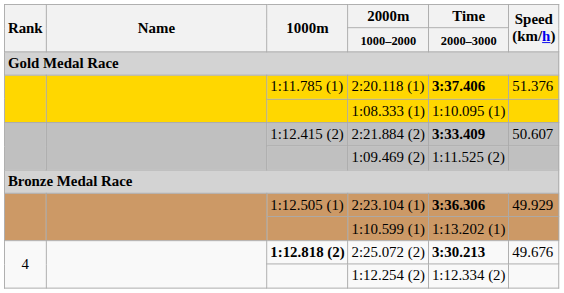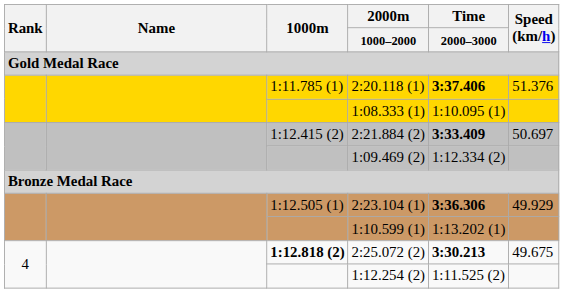(533, 134) 50.607 -> (533, 134) 50.697
(468, 157) 1:11.525 (2) -> (469, 157) 1:12.334 (2)
(533, 252) 49.676 -> (533, 252) 49.675
(469, 275) 1:12.334 (2) -> (468, 275) 1:11.525 (2)
